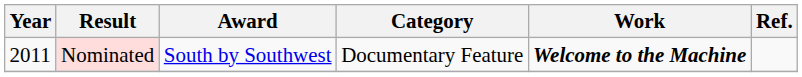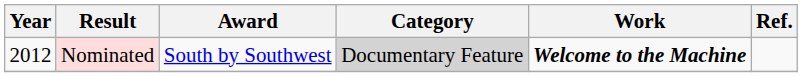(30, 54) 2011 -> (30, 54) 2012
(432, 54) no background -> (432, 54) lightgrey background
